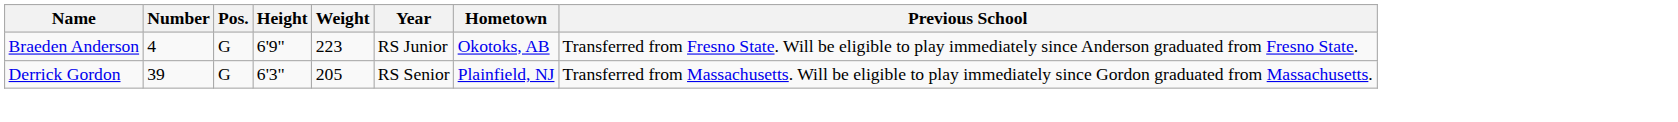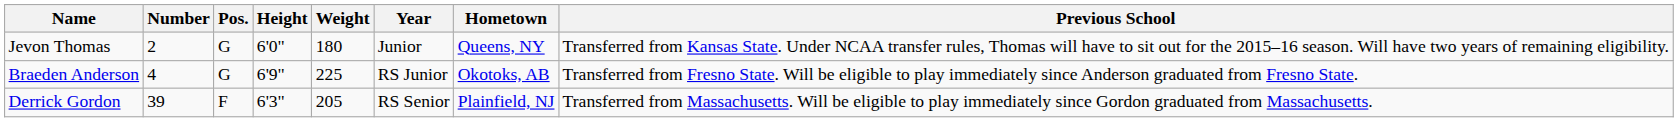+ row: (60, 46)
(329, 46) 223 -> (329, 74) 225
(224, 74) G -> (223, 102) F
